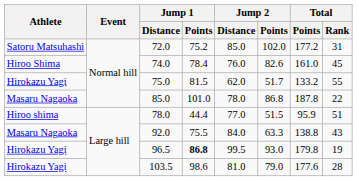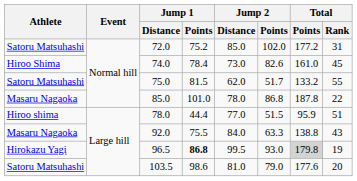(236, 64) 76.0 -> (236, 64) 73.0
(37, 81) Hirokazu Yagi -> (46, 81) Satoru Matsuhashi
(307, 150) no background -> (307, 150) lightgrey background
(37, 167) Hirokazu Yagi -> (46, 167) Satoru Matsuhashi
(337, 167) 28 -> (337, 167) 20
